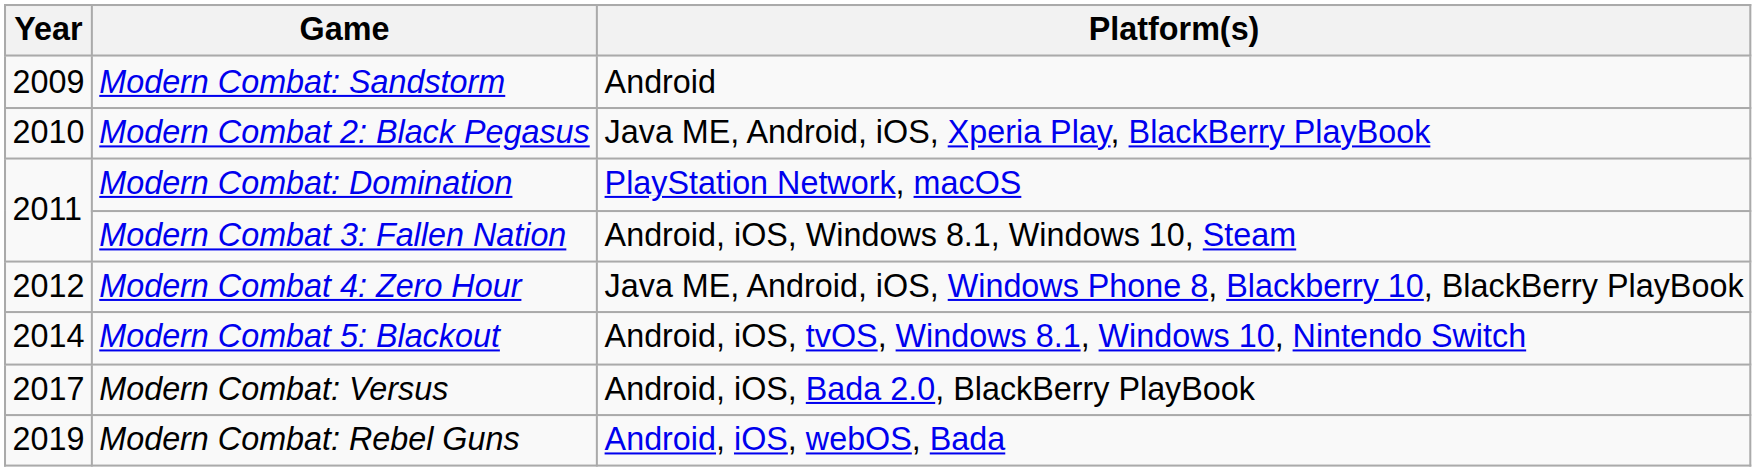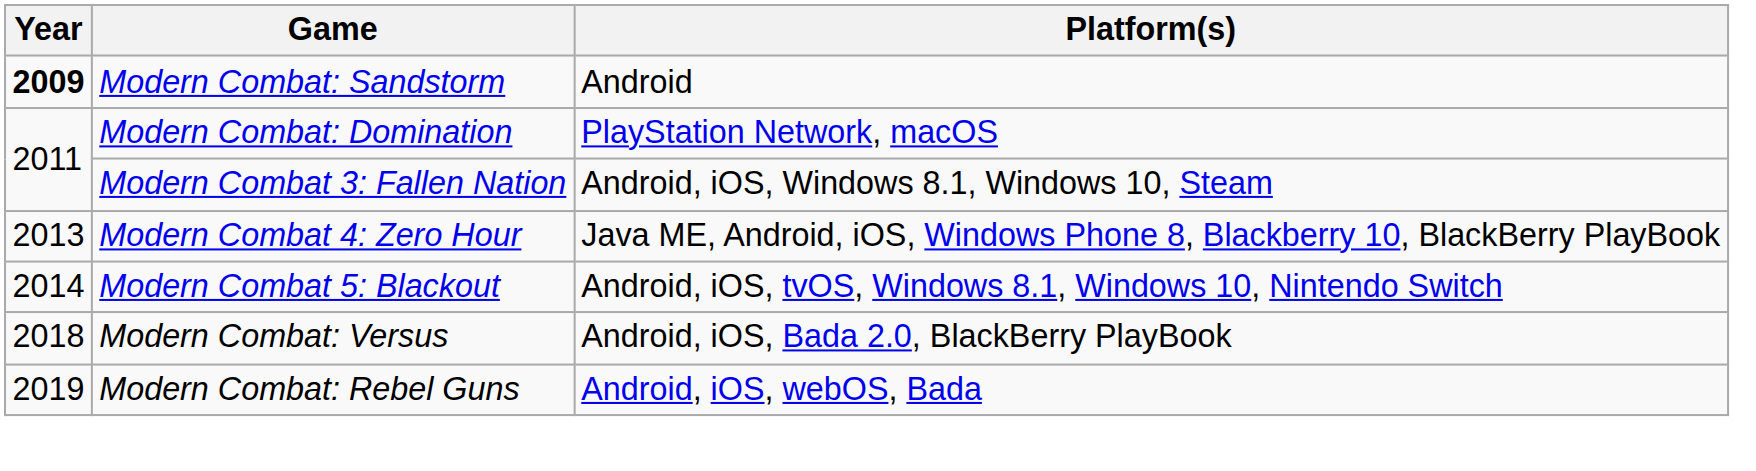(48, 81) normal -> (48, 81) bold
- row: (344, 132)
(48, 286) 2012 -> (48, 235) 2013
(48, 388) 2017 -> (48, 337) 2018
